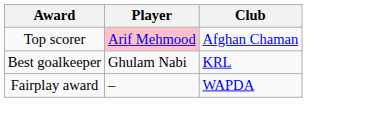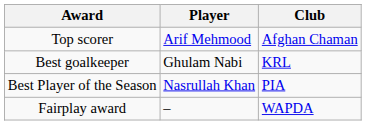(152, 39) pink background -> (207, 39) no background
+ row: (82, 85)
